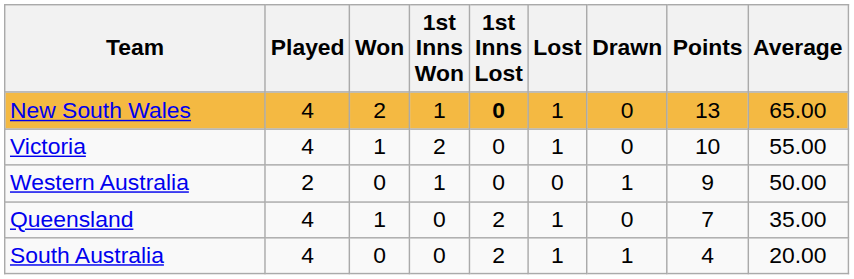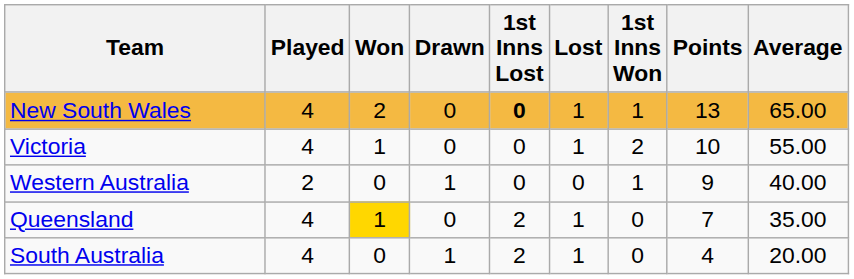columns swapped: (439, 48) <-> (627, 48)
(798, 182) 50.00 -> (798, 182) 40.00
(380, 219) no background -> (380, 219) gold background
